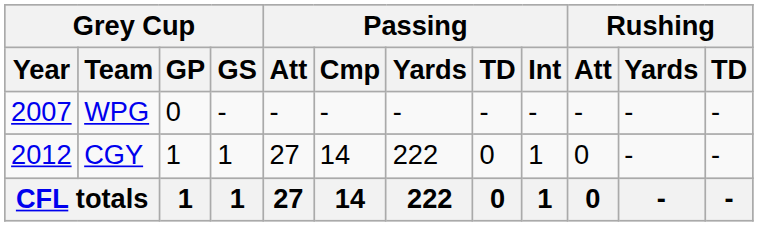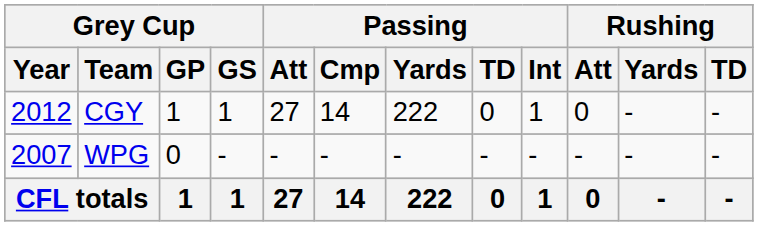rows swapped: (117, 112) <-> (114, 155)
